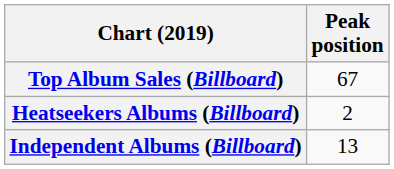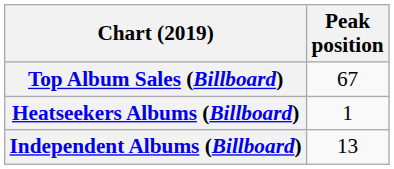(348, 112) 2 -> (348, 112) 1
